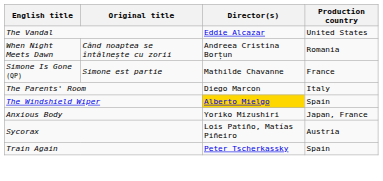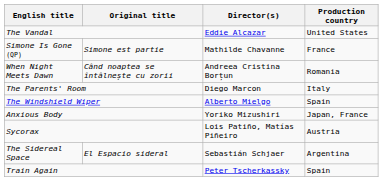rows swapped: (30, 50) <-> (39, 71)
(237, 101) gold background -> (238, 101) no background
+ row: (34, 153)
